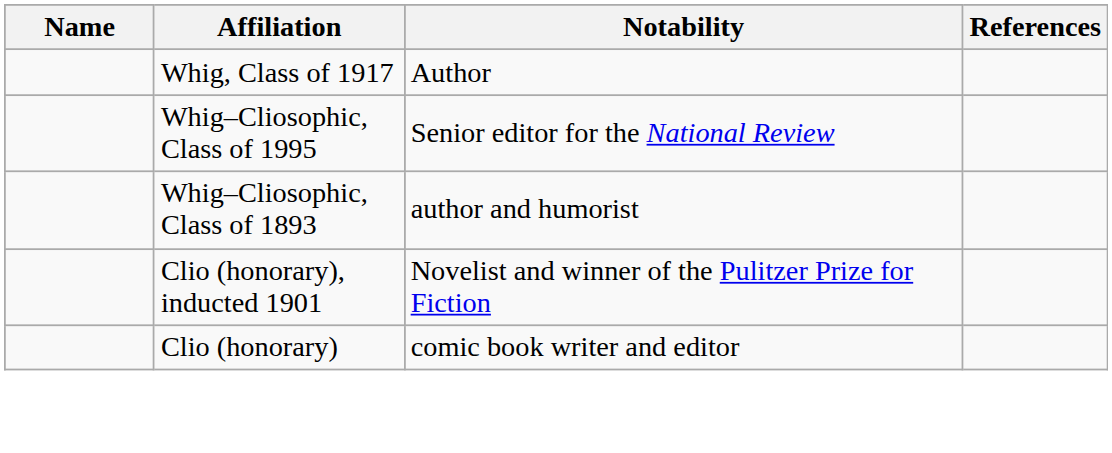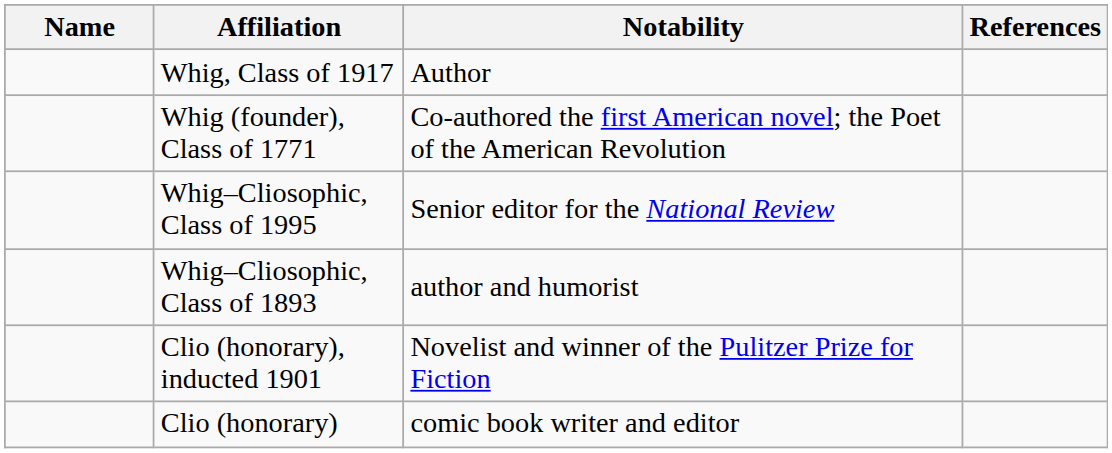+ row: (253, 132)
